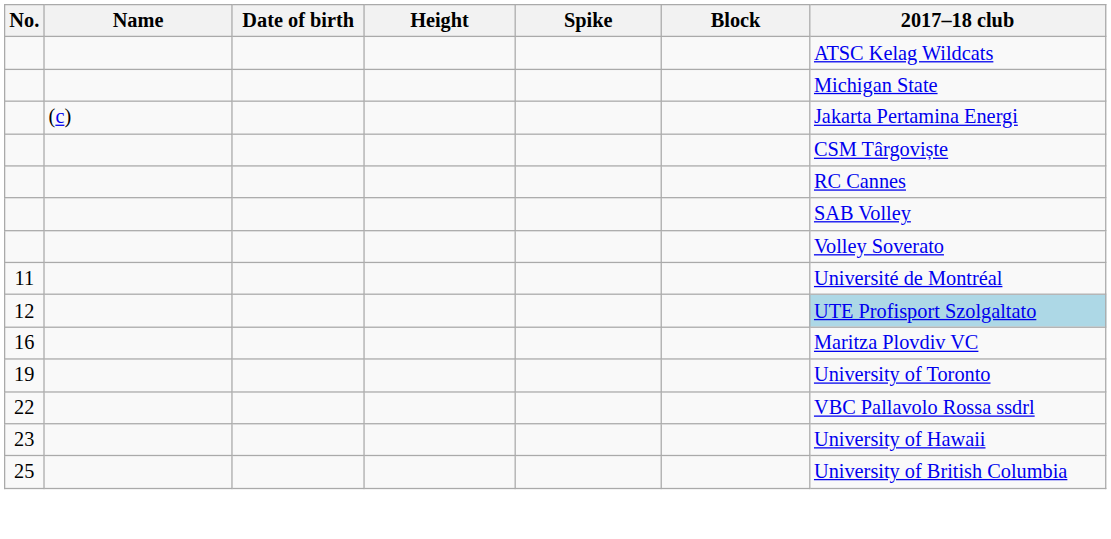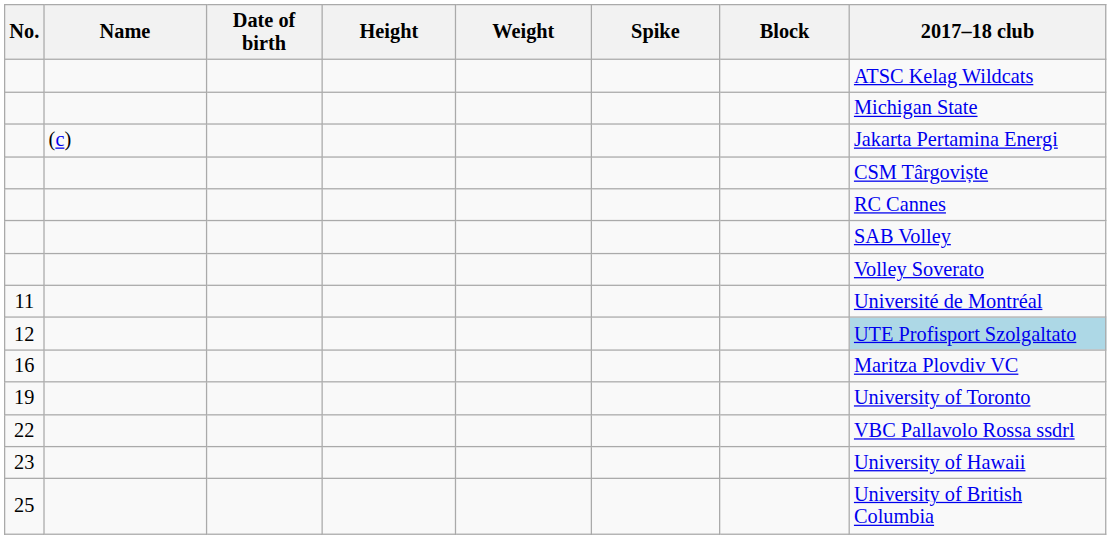+ column: (523, 32)
